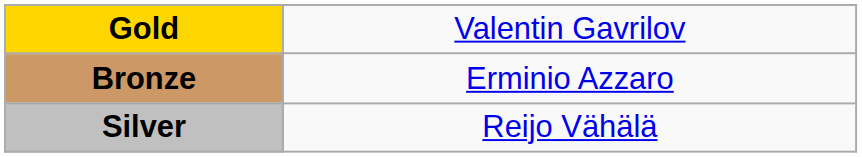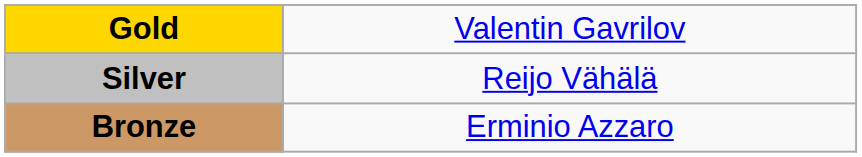rows swapped: (144, 126) <-> (144, 77)
